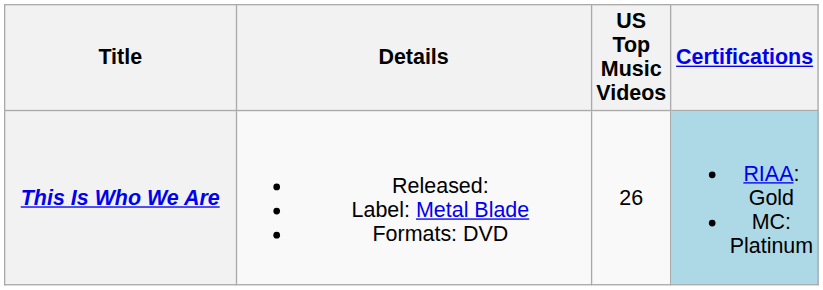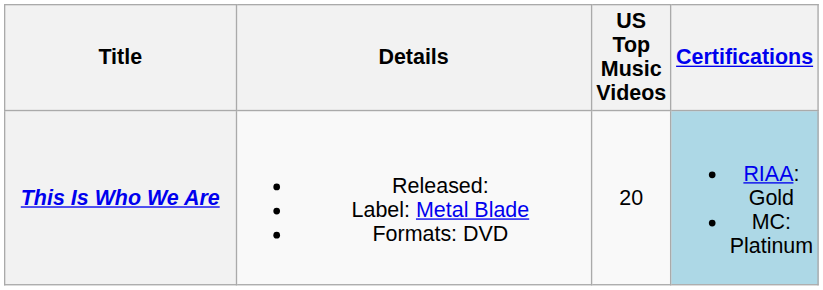(631, 197) 26 -> (631, 197) 20
